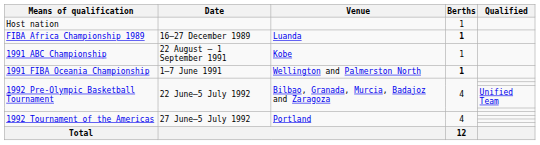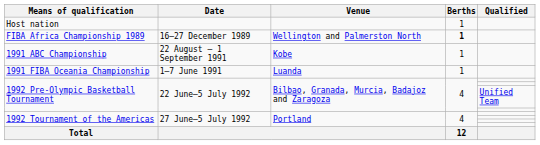(287, 37) Luanda -> (347, 37) Wellington and Palmerston North
(347, 72) Wellington and Palmerston North -> (287, 72) Luanda
(462, 72) bold -> (462, 72) normal
